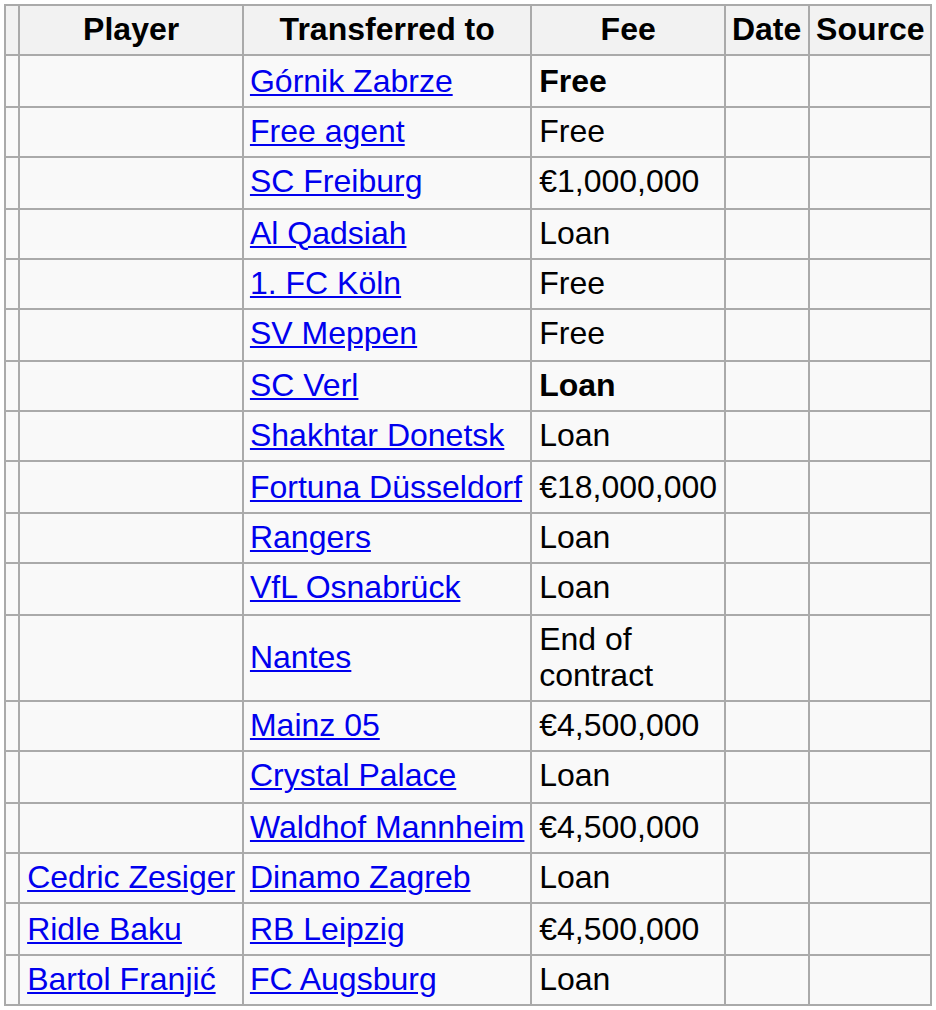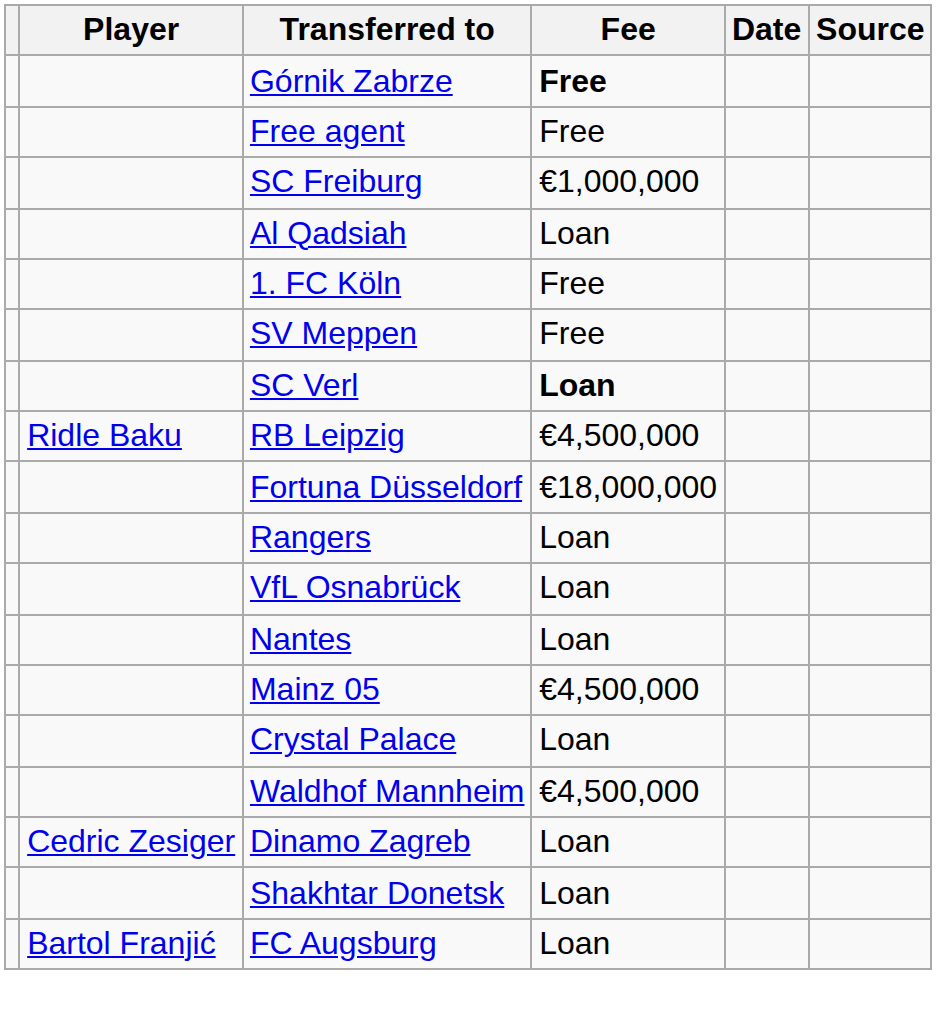rows swapped: (377, 435) <-> (327, 928)
(596, 656) End of contract -> (575, 638) Loan
